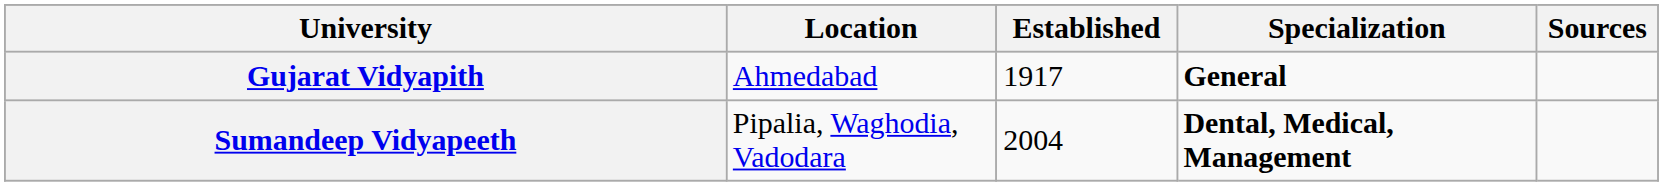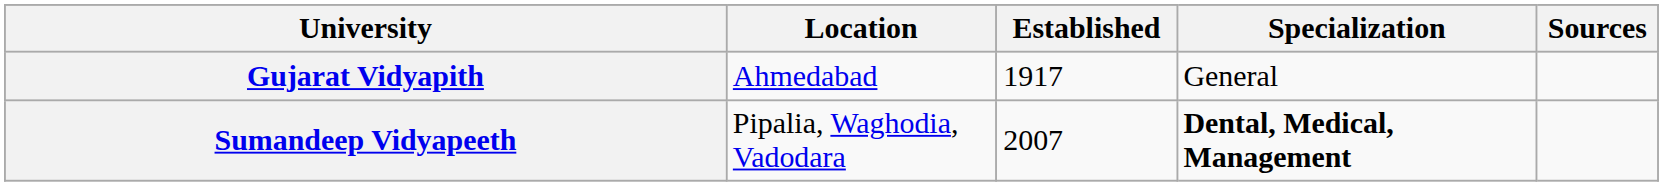(1235, 75) bold -> (1231, 75) normal
(1033, 139) 2004 -> (1033, 139) 2007
